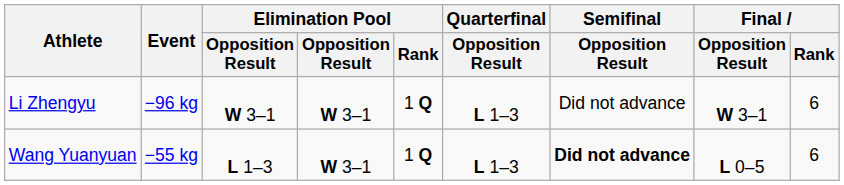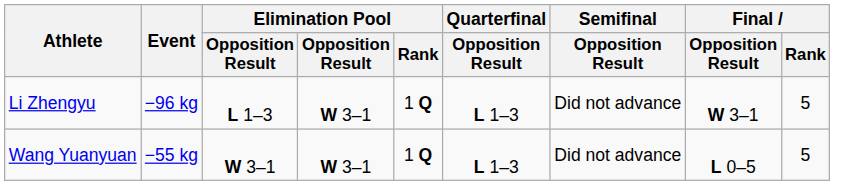(250, 115) W 3–1 -> (250, 115) L 1–3
(814, 103) 6 -> (805, 103) 5
(250, 167) L 1–3 -> (250, 167) W 3–1
(622, 155) bold -> (618, 155) normal
(814, 155) 6 -> (805, 155) 5
